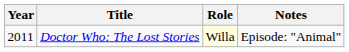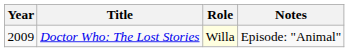(21, 36) 2011 -> (21, 36) 2009
